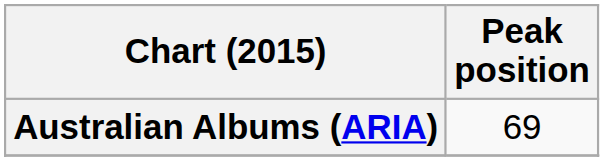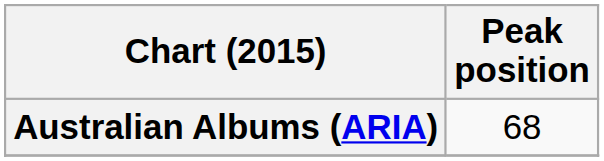(522, 126) 69 -> (522, 126) 68
